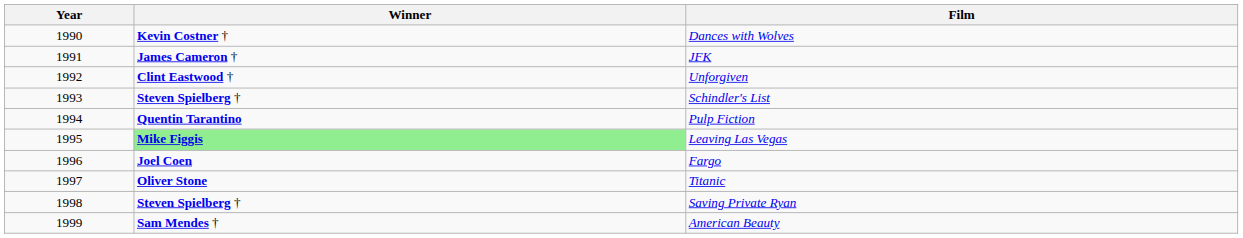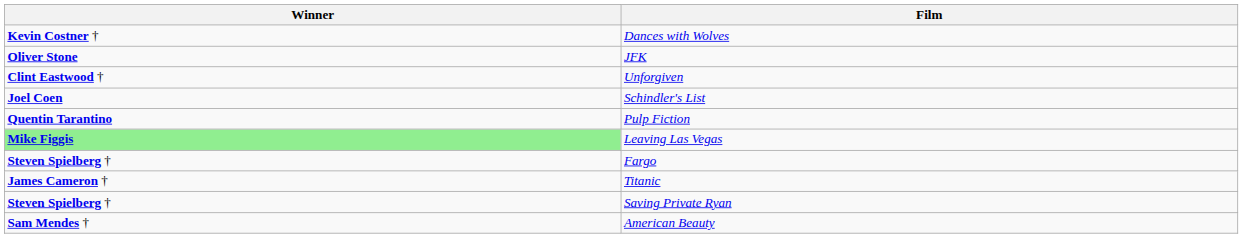- column: (69, 14)
(187, 56) James Cameron † -> (42, 56) Oliver Stone
(189, 98) Steven Spielberg † -> (35, 98) Joel Coen
(164, 160) Joel Coen -> (59, 160) Steven Spielberg †
(172, 181) Oliver Stone -> (58, 181) James Cameron †
